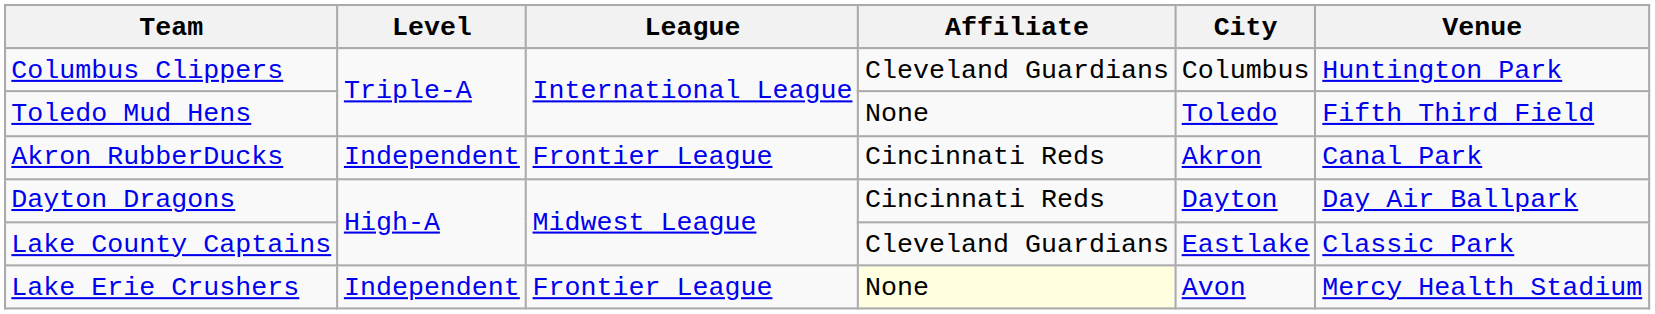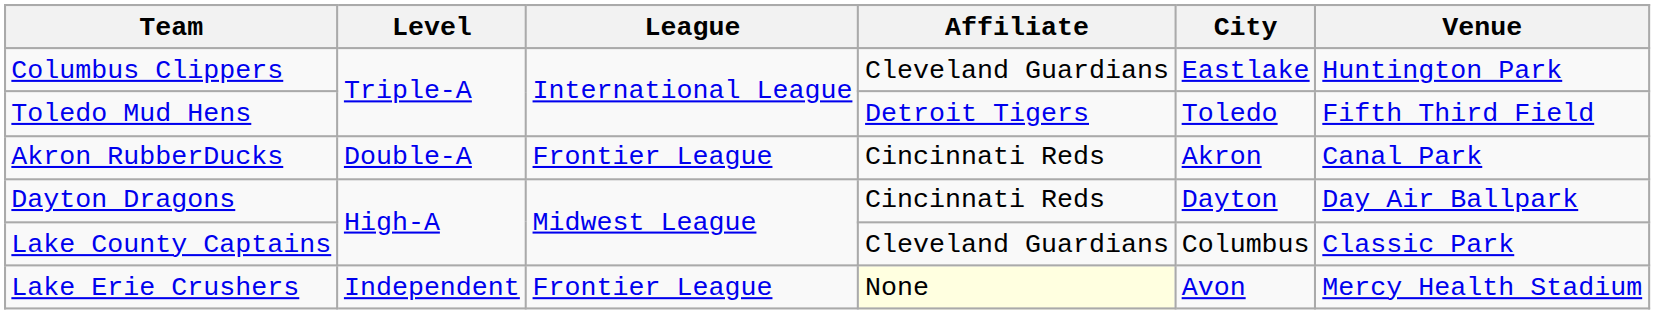(1246, 70) Columbus -> (1246, 70) Eastlake
(897, 114) None -> (977, 114) Detroit Tigers
(432, 157) Independent -> (408, 157) Double-A
(1246, 244) Eastlake -> (1246, 244) Columbus
